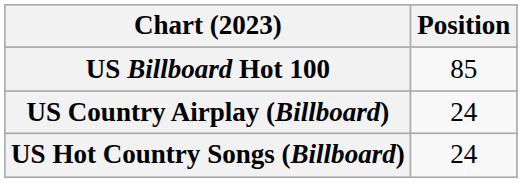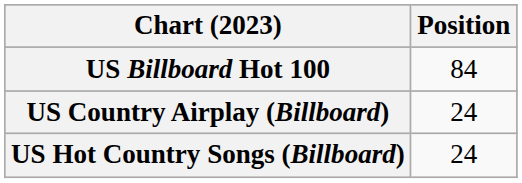(464, 68) 85 -> (464, 68) 84
